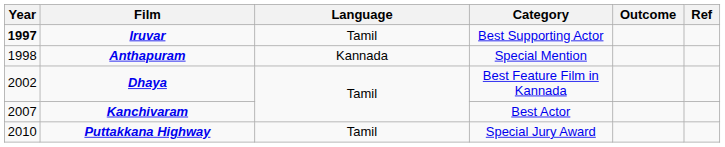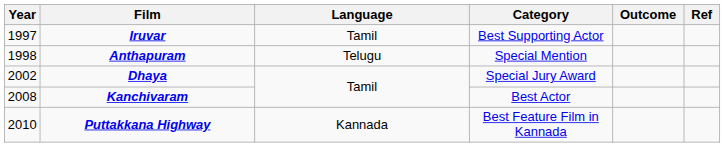(22, 35) bold -> (22, 35) normal
(362, 55) Kannada -> (362, 55) Telugu
(541, 83) Best Feature Film in Kannada -> (541, 76) Special Jury Award
(22, 111) 2007 -> (22, 96) 2008
(362, 132) Tamil -> (362, 124) Kannada
(541, 132) Special Jury Award -> (541, 124) Best Feature Film in Kannada
